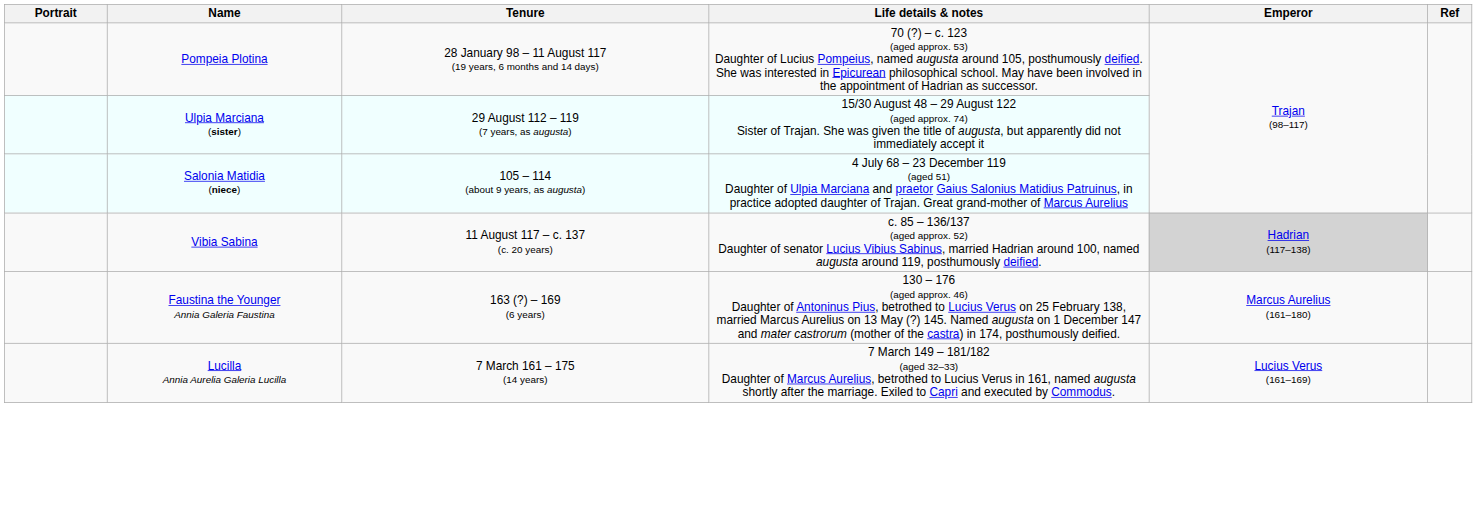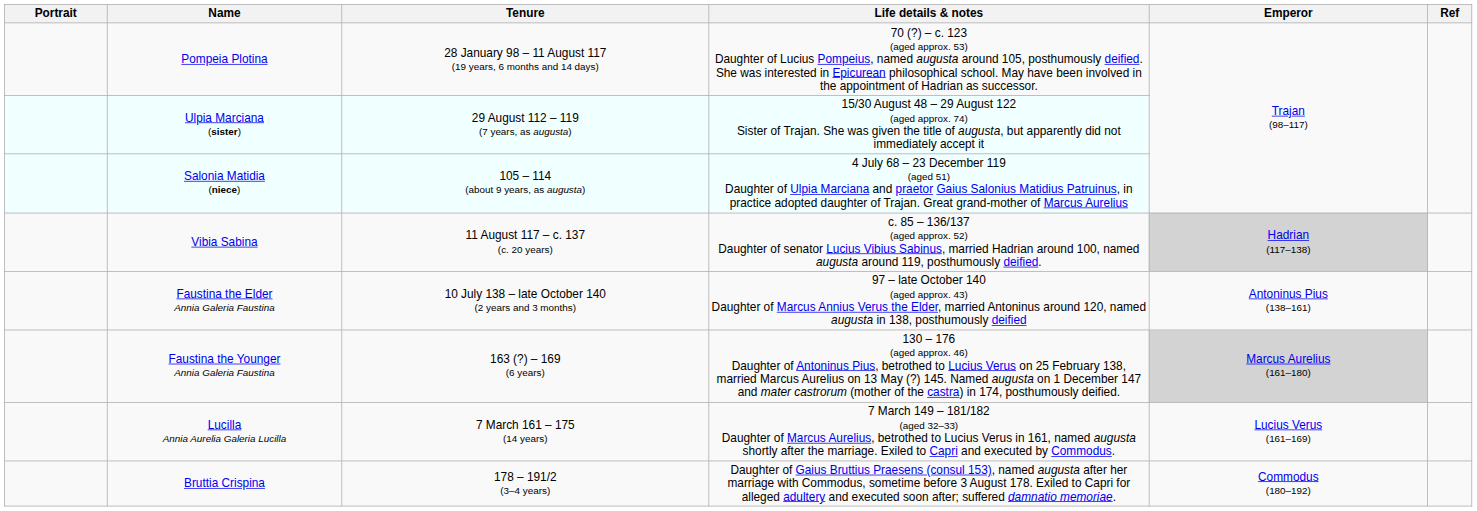+ row: (224, 300)
(1288, 307) no background -> (1288, 366) lightgrey background
+ row: (224, 483)
